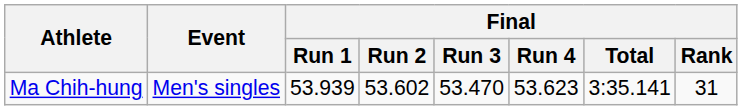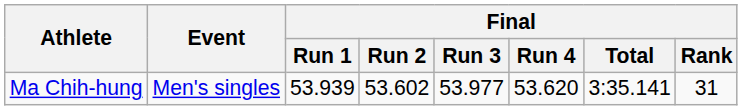(472, 89) 53.470 -> (472, 89) 53.977
(546, 89) 53.623 -> (546, 89) 53.620
